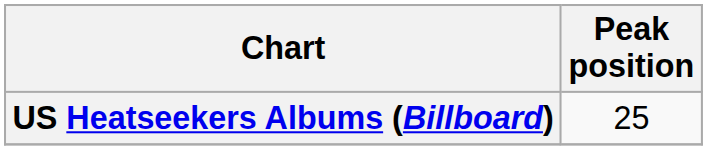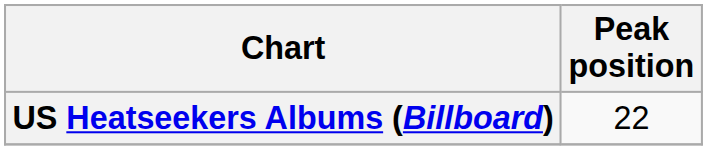(631, 117) 25 -> (631, 117) 22
